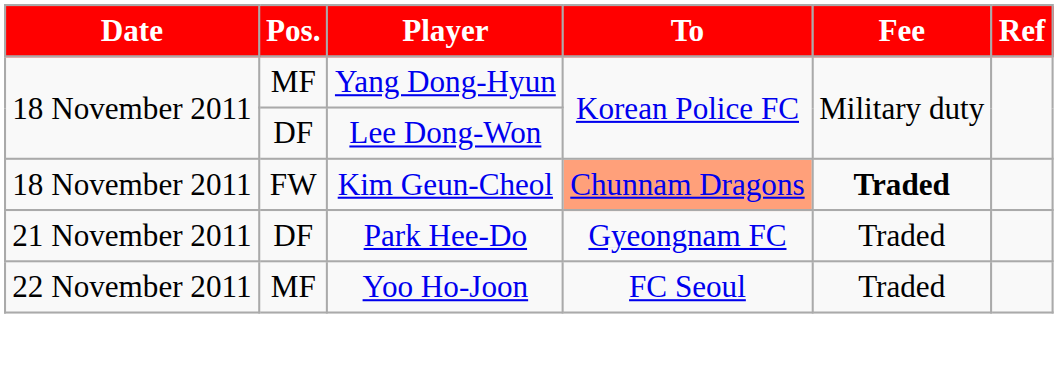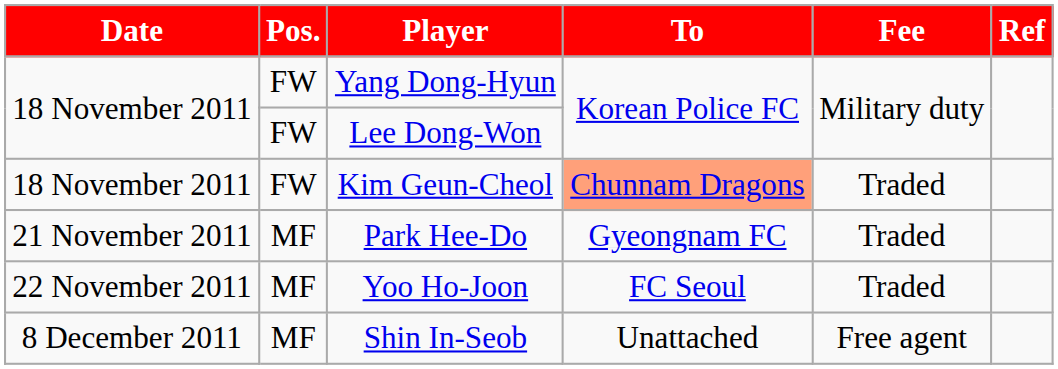(293, 81) MF -> (293, 81) FW
(293, 133) DF -> (293, 133) FW
(902, 184) bold -> (902, 184) normal
(293, 235) DF -> (293, 235) MF
+ row: (445, 338)
